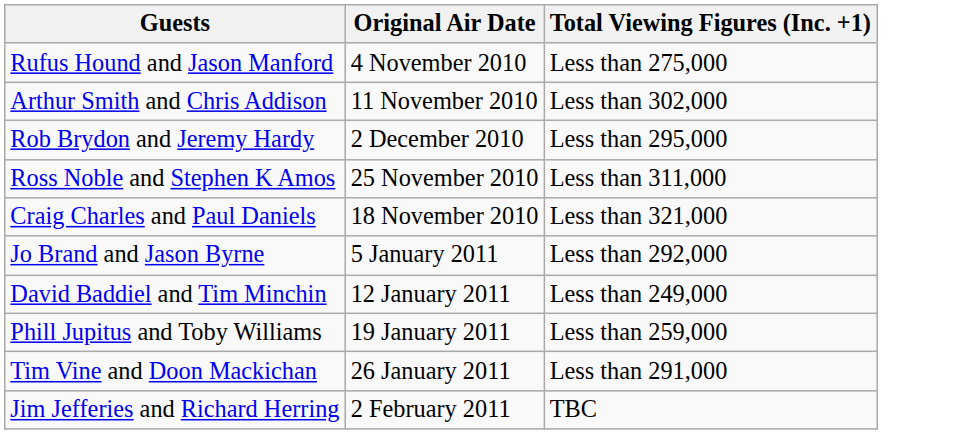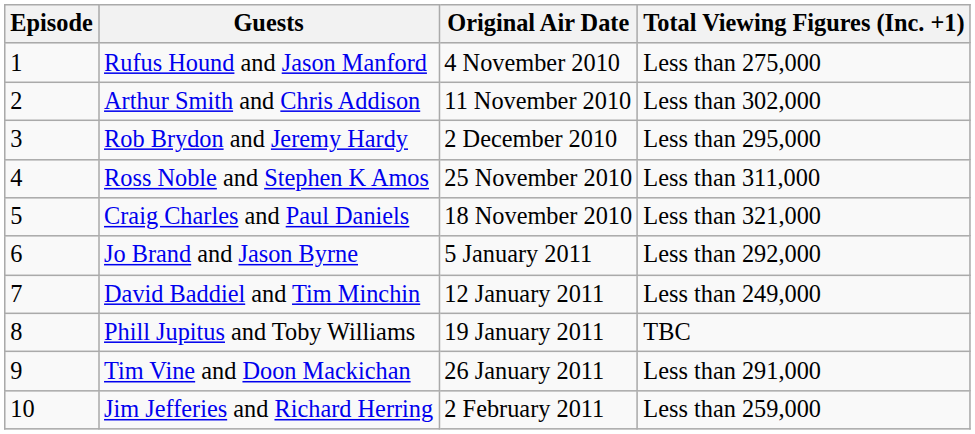+ column: (52, 23)
(639, 332) Less than 259,000 -> (667, 332) TBC
(573, 409) TBC -> (732, 409) Less than 259,000
